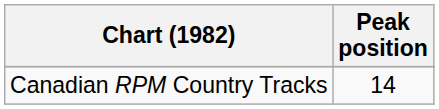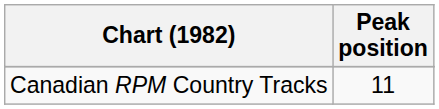(383, 85) 14 -> (383, 85) 11
